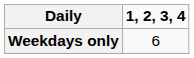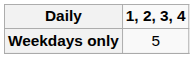(156, 41) 6 -> (156, 41) 5
